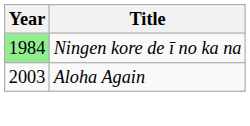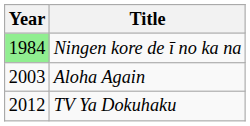+ row: (115, 105)
